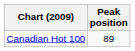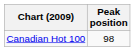(109, 38) 89 -> (109, 38) 98
